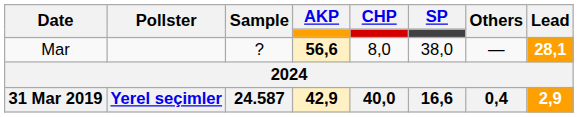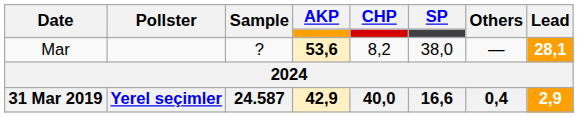(322, 49) 56,6 -> (322, 49) 53,6
(379, 49) 8,0 -> (379, 49) 8,2
